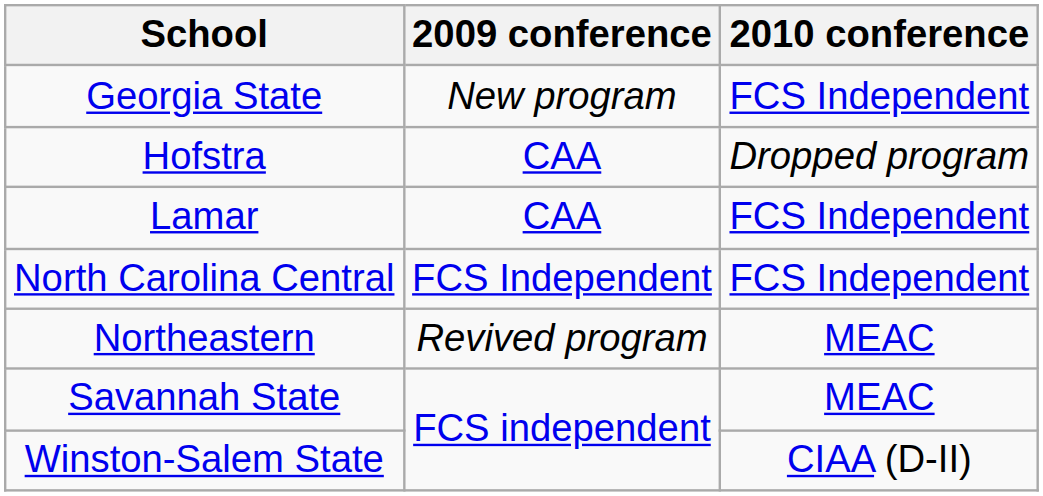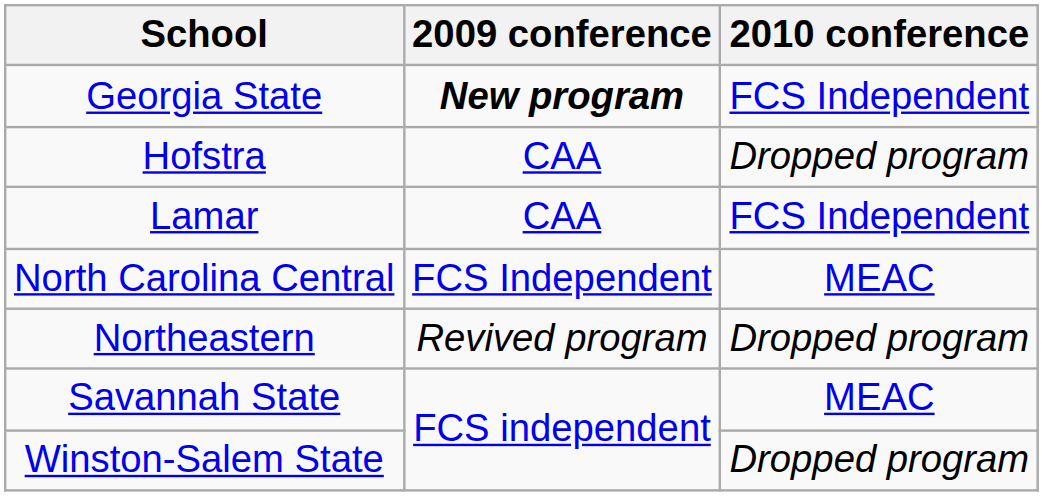(562, 95) normal -> (562, 95) bold
(879, 277) FCS Independent -> (879, 277) MEAC
(879, 338) MEAC -> (879, 338) Dropped program
(879, 459) CIAA (D-II) -> (879, 459) Dropped program
